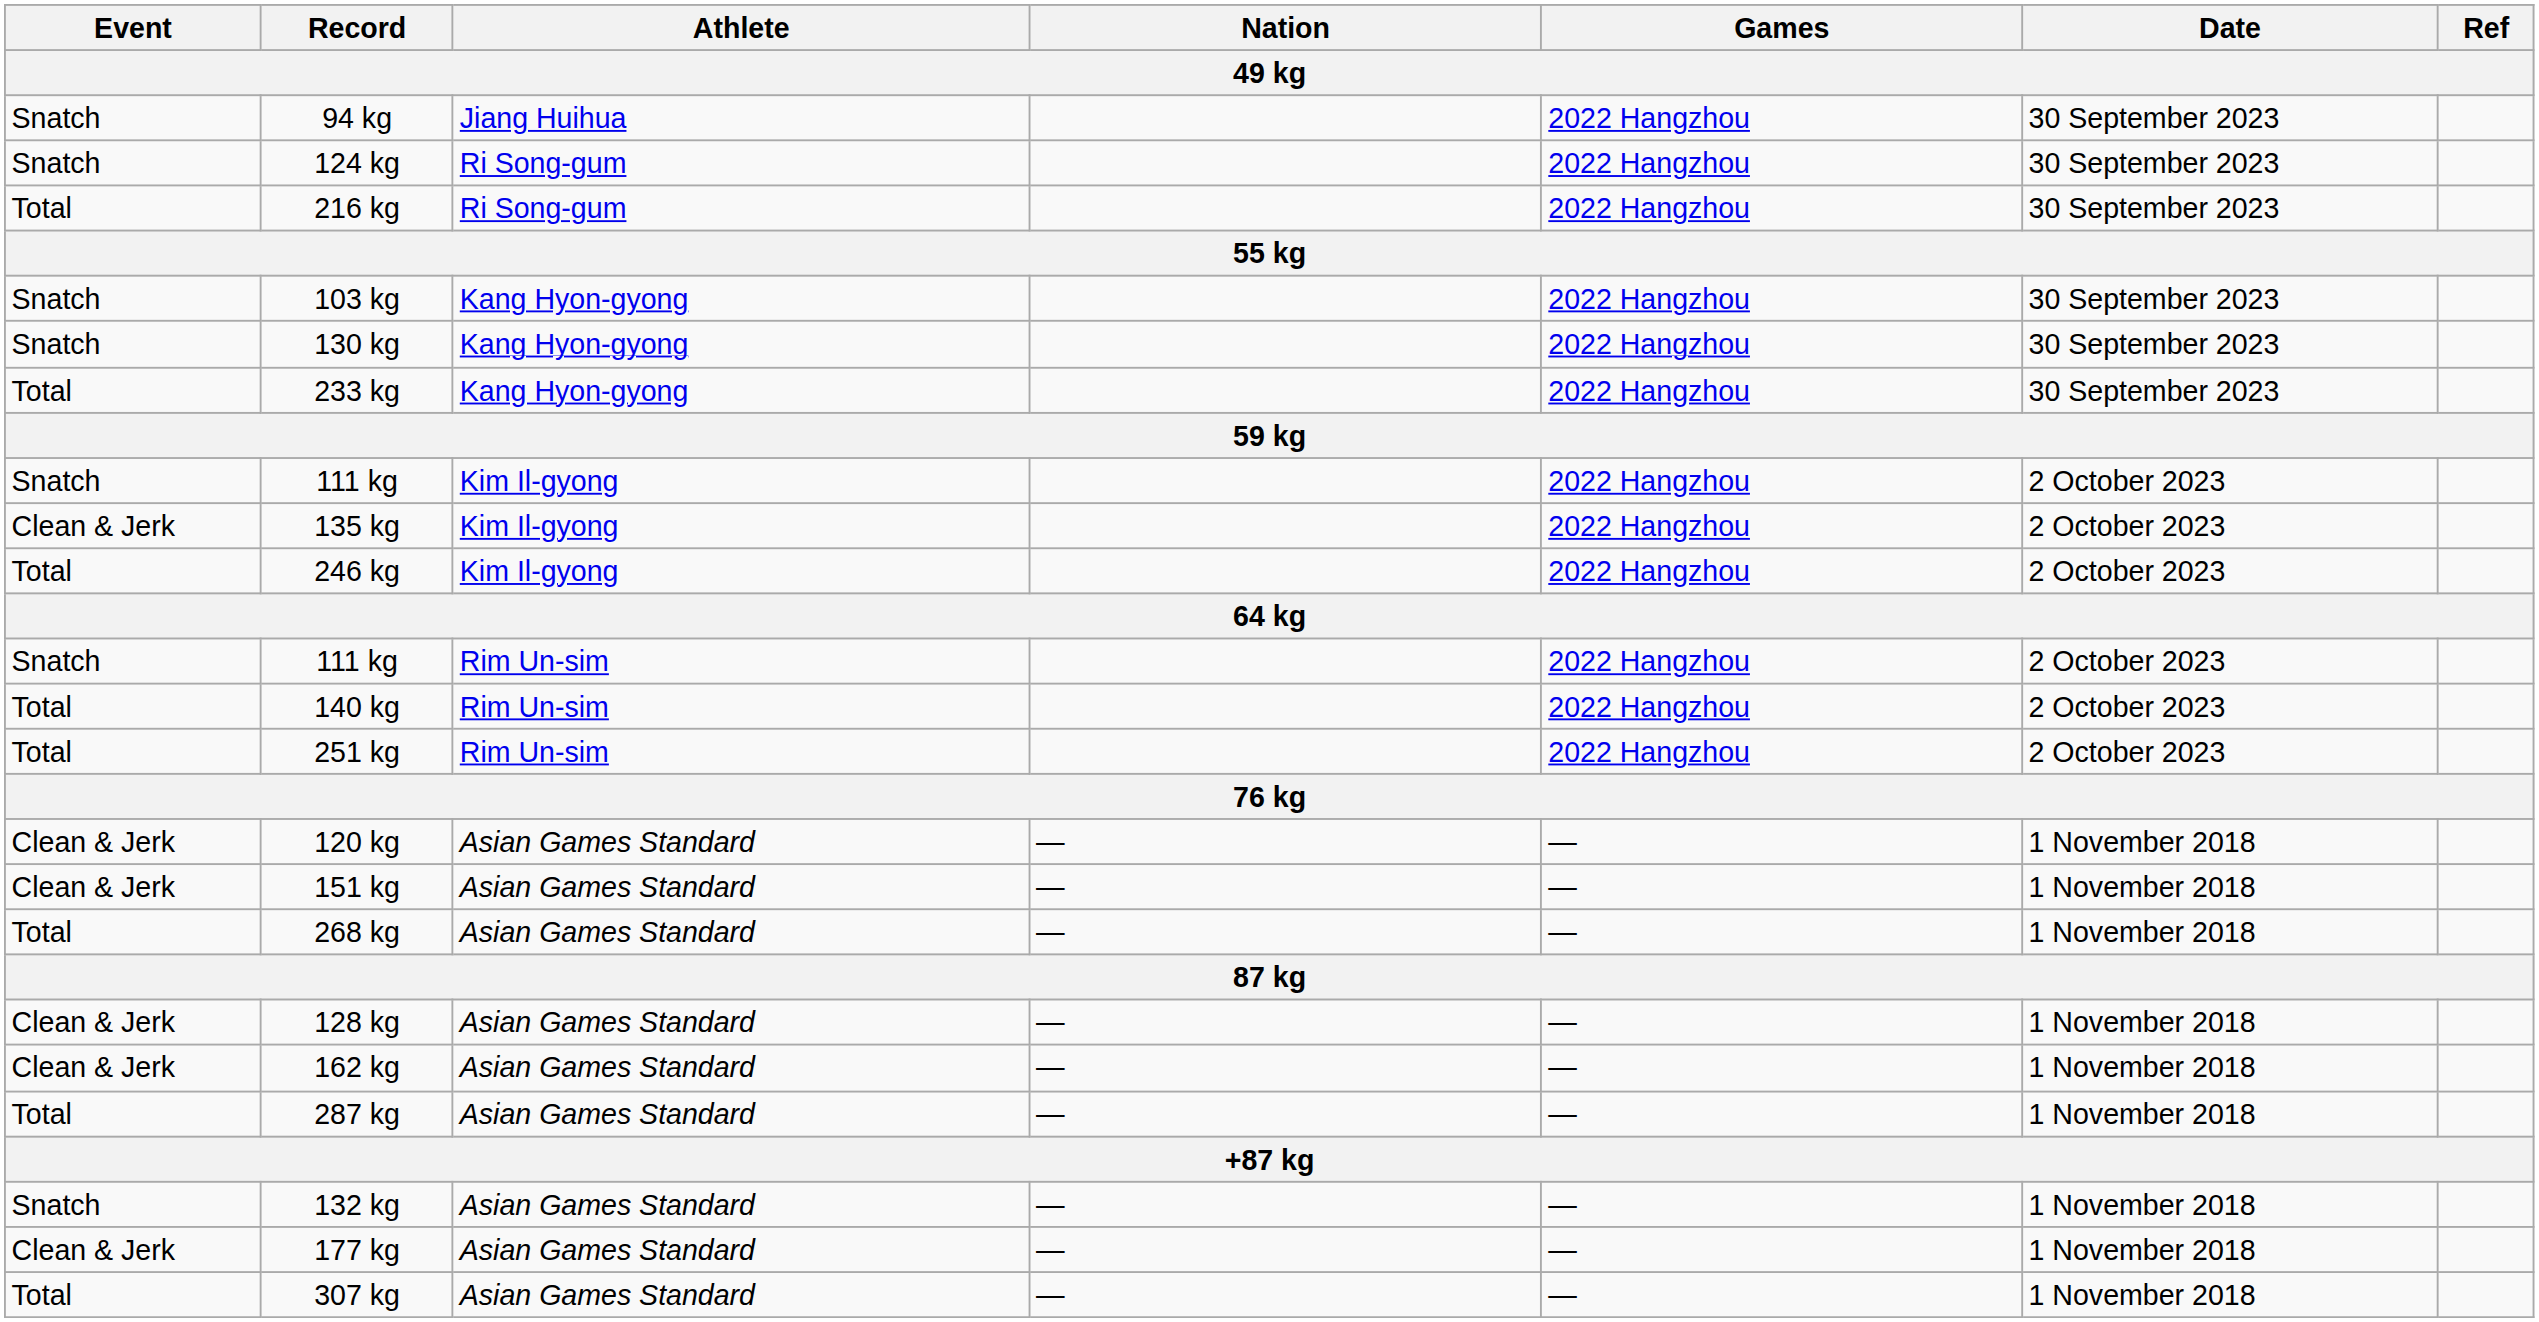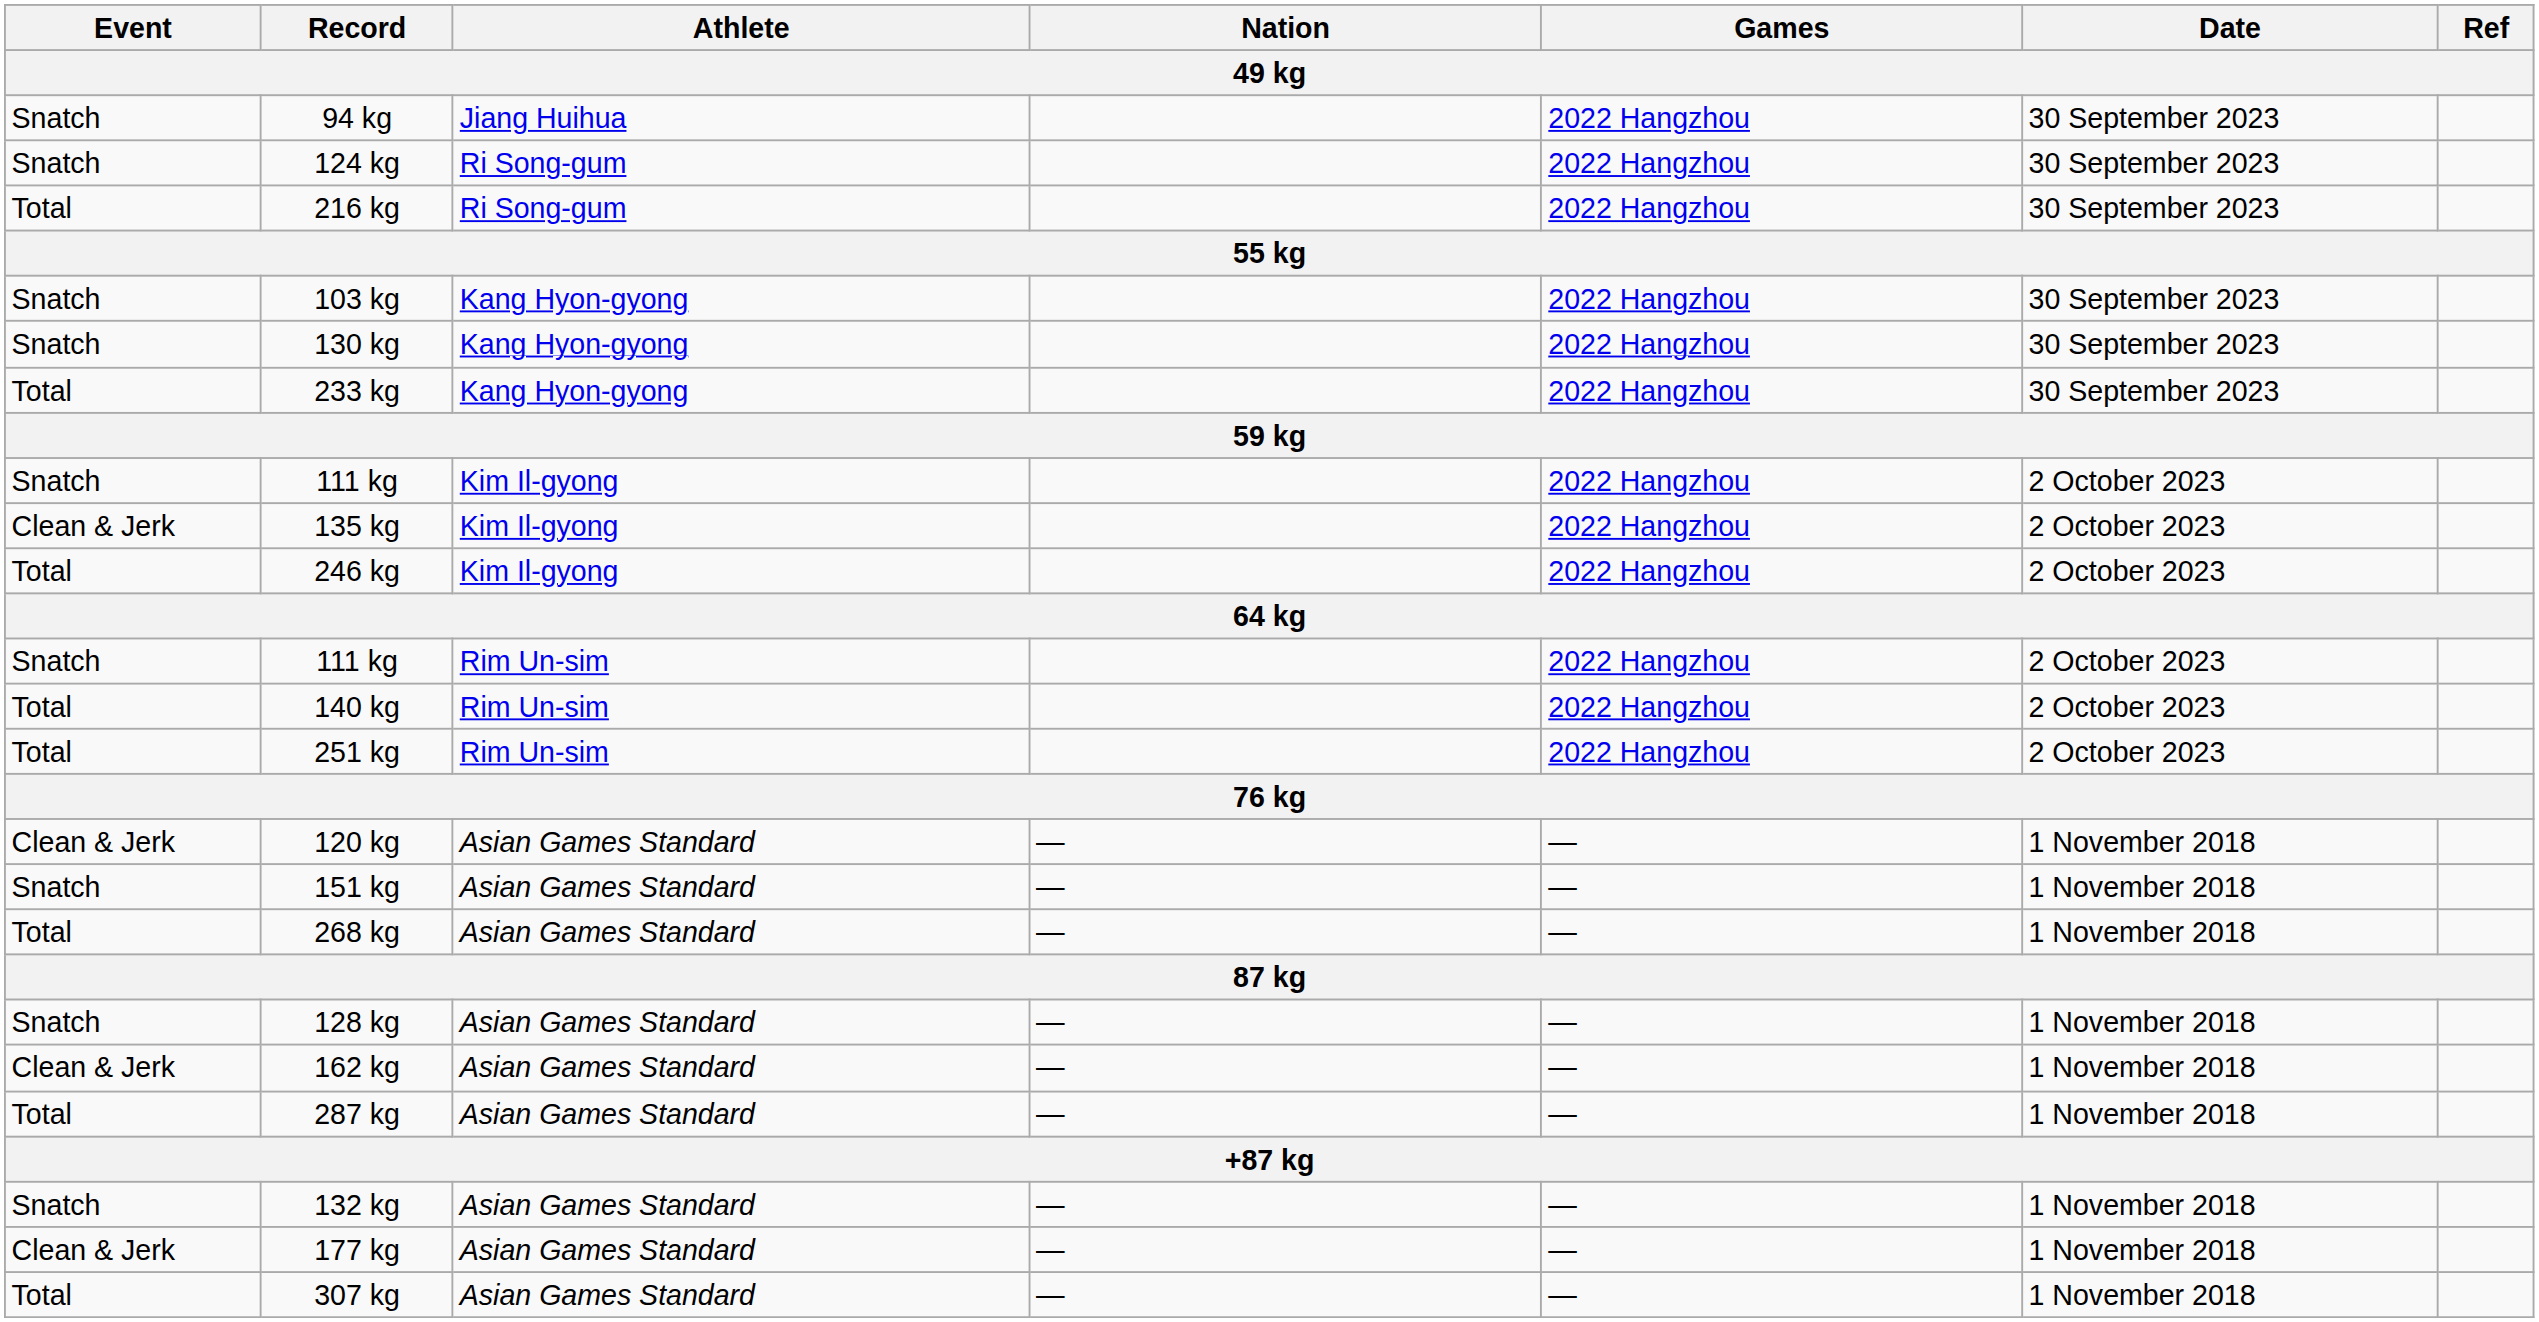(93, 887) Clean & Jerk -> (56, 887) Snatch
(93, 1023) Clean & Jerk -> (56, 1023) Snatch
